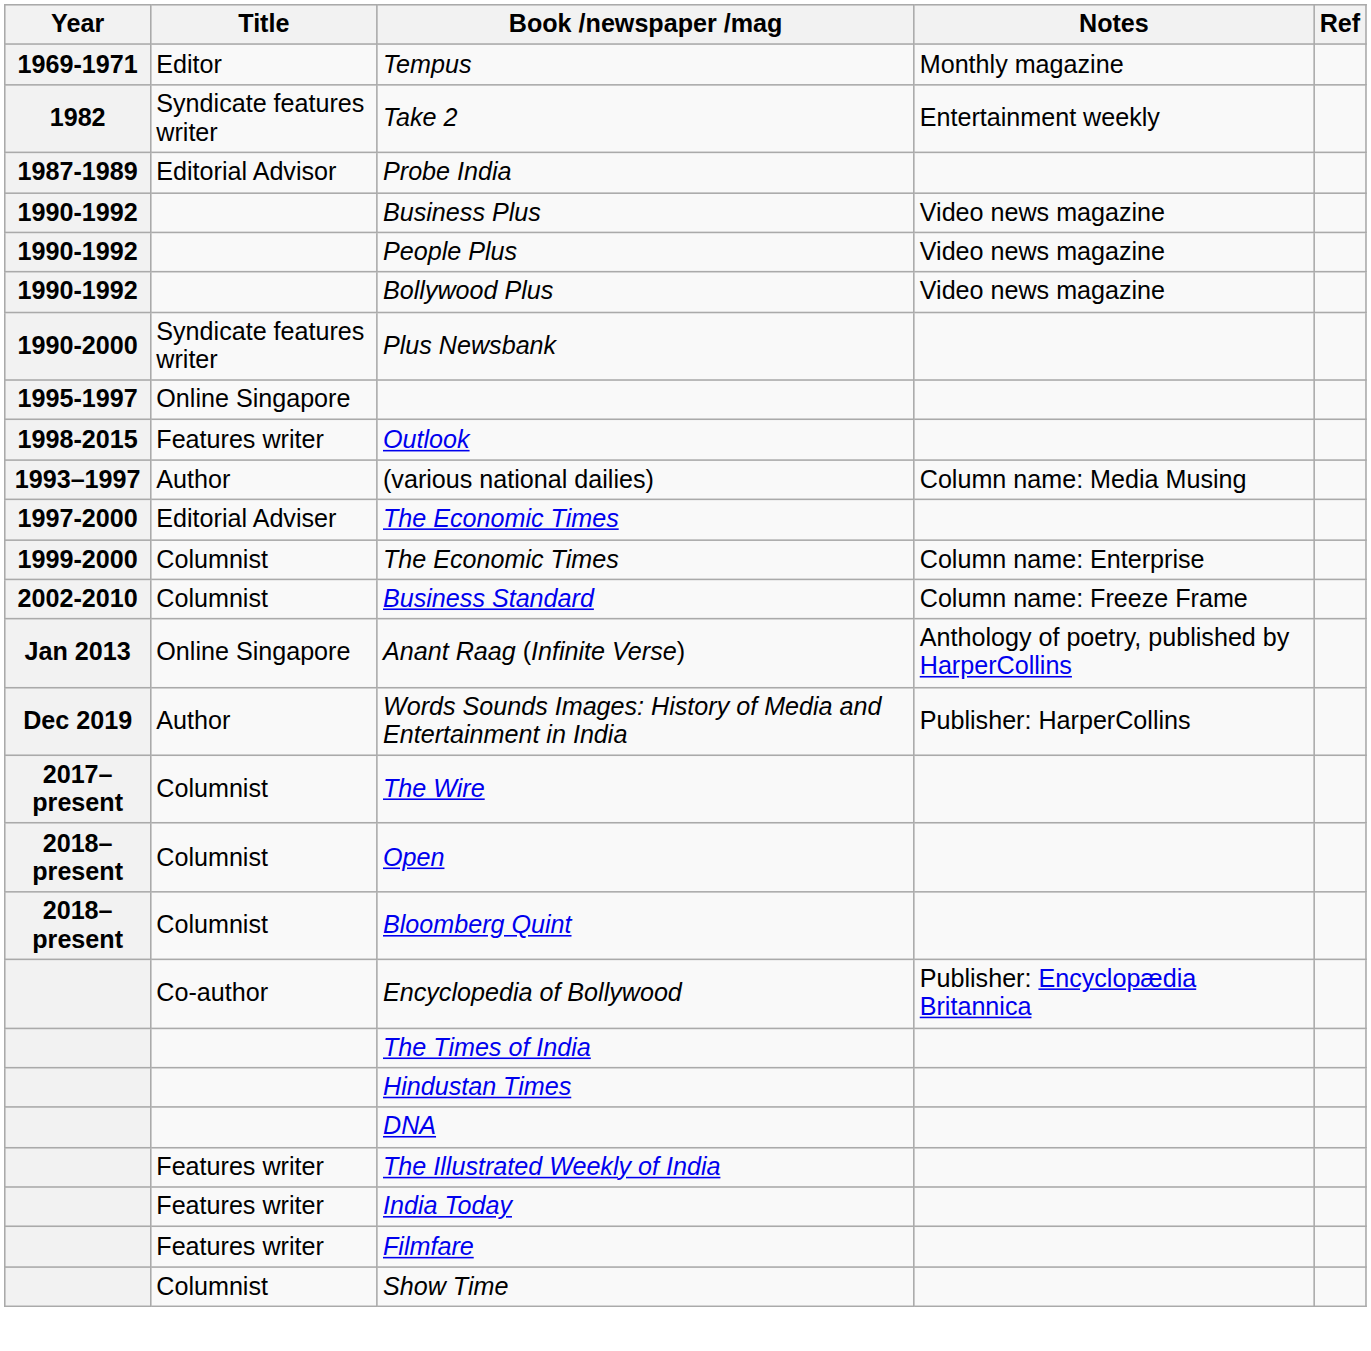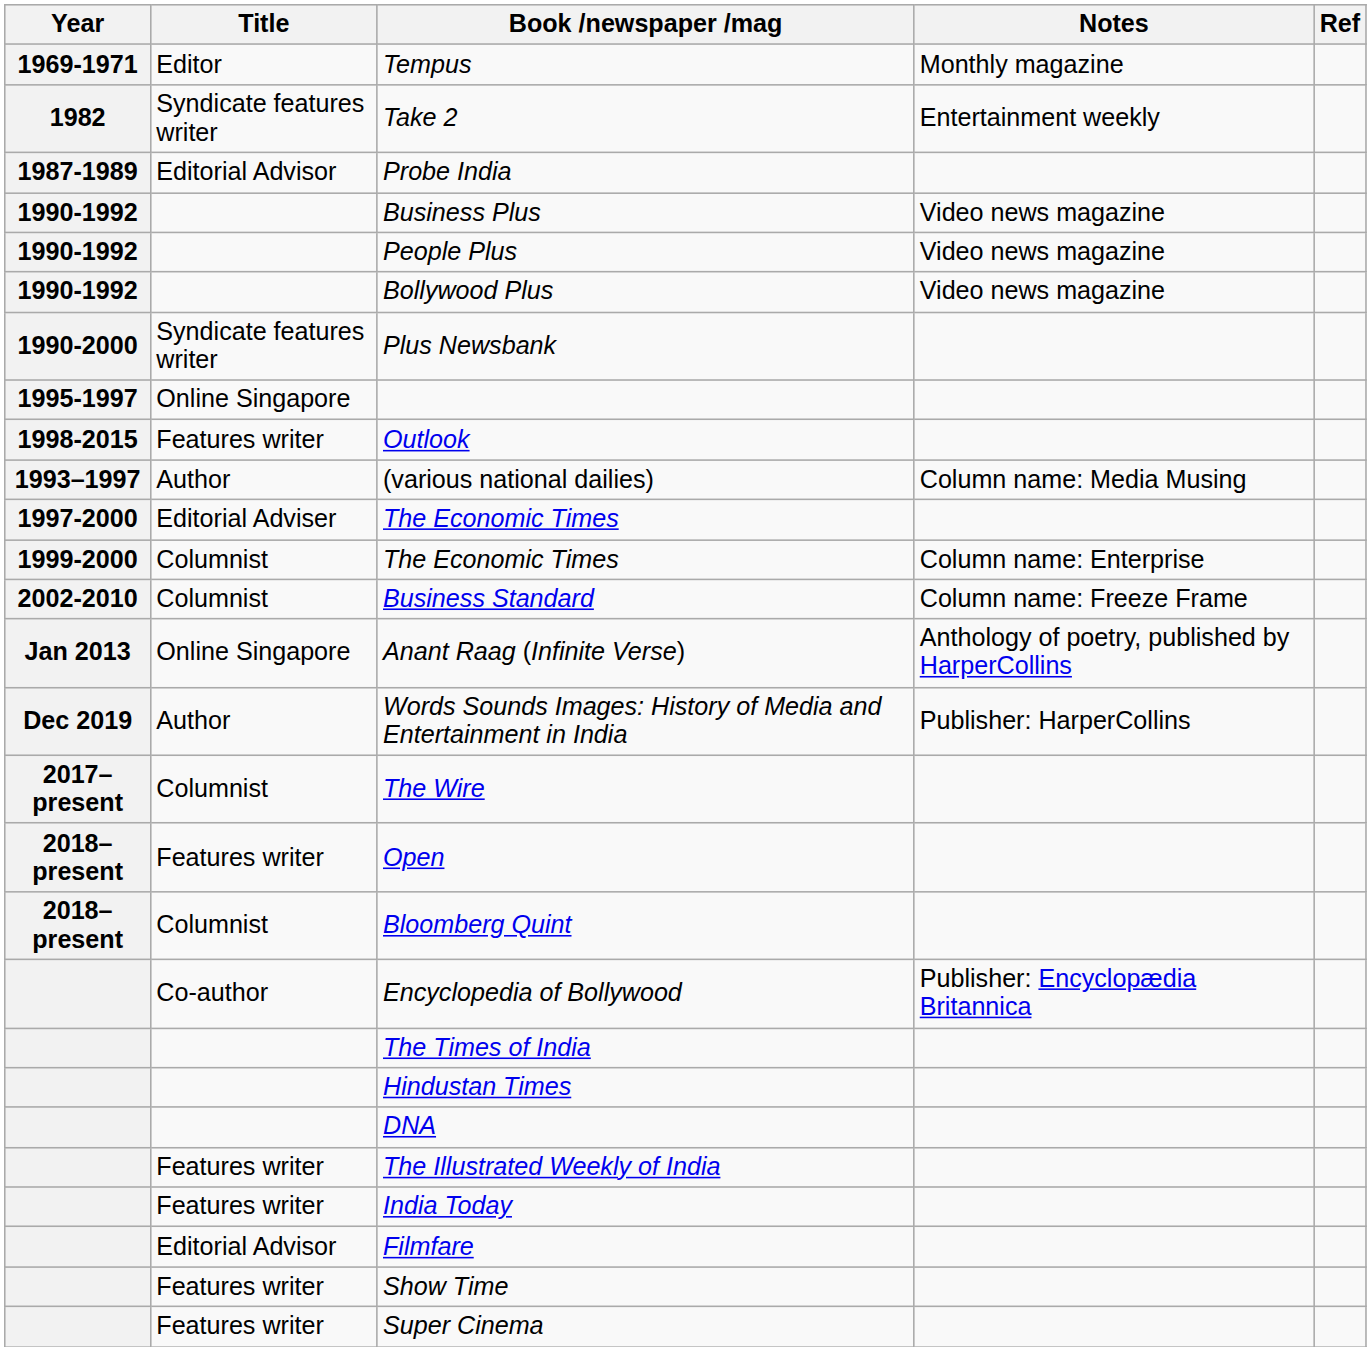(212, 857) Columnist -> (240, 857) Features writer
(240, 1246) Features writer -> (246, 1246) Editorial Advisor
(212, 1286) Columnist -> (240, 1286) Features writer
+ row: (78, 1326)
